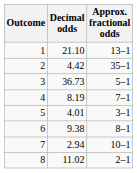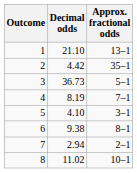(76, 113) 4.01 -> (76, 113) 4.10
(120, 144) 10–1 -> (123, 144) 2–1
(123, 160) 2–1 -> (120, 160) 10–1
